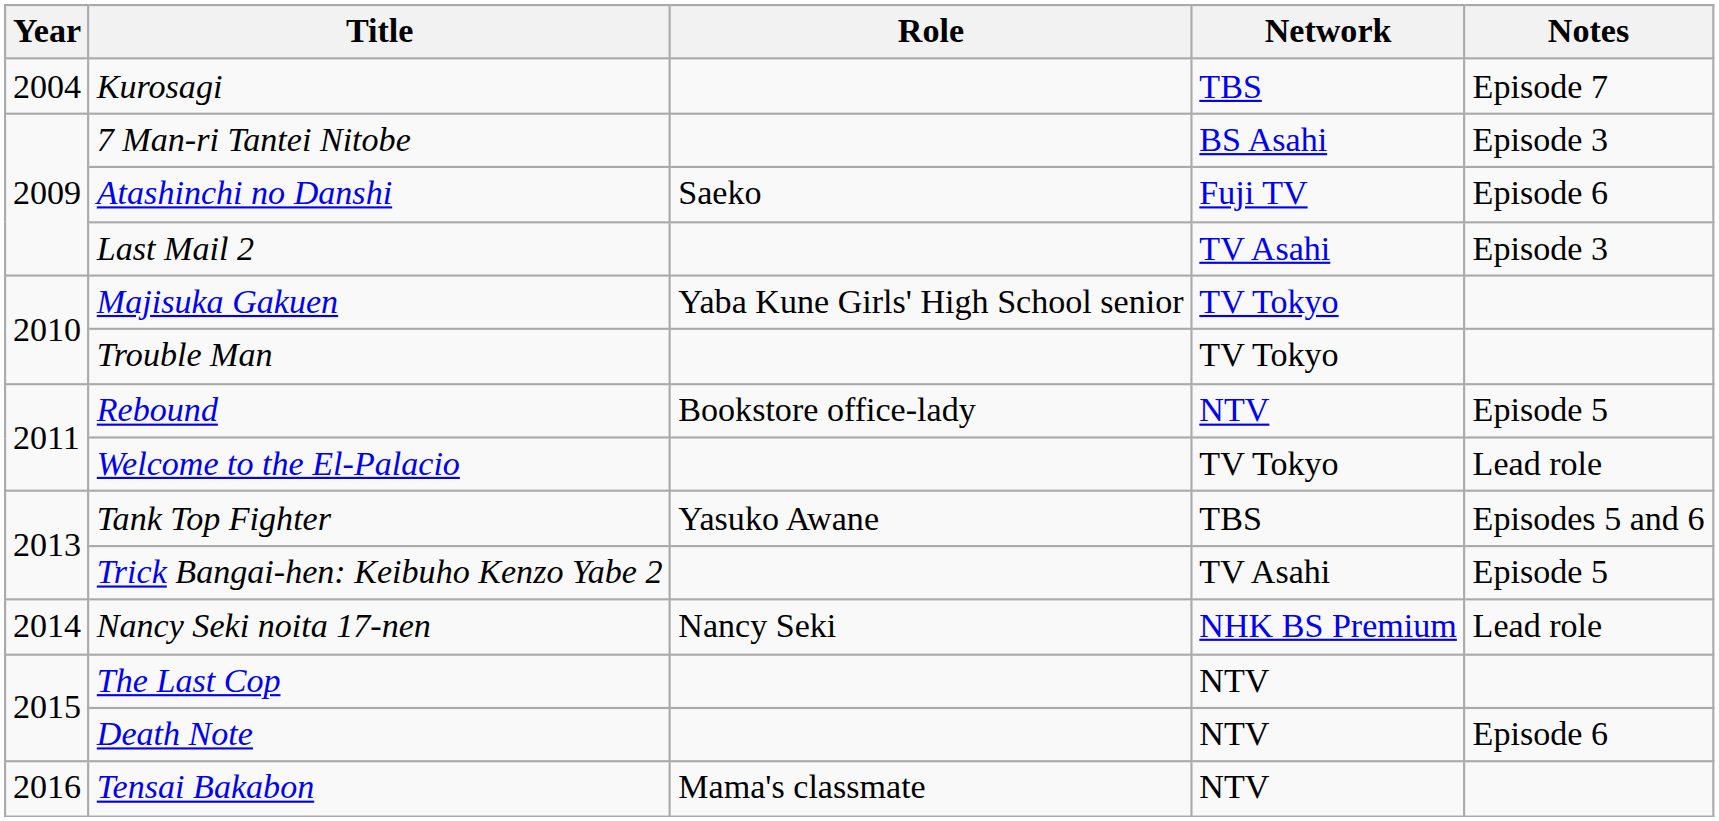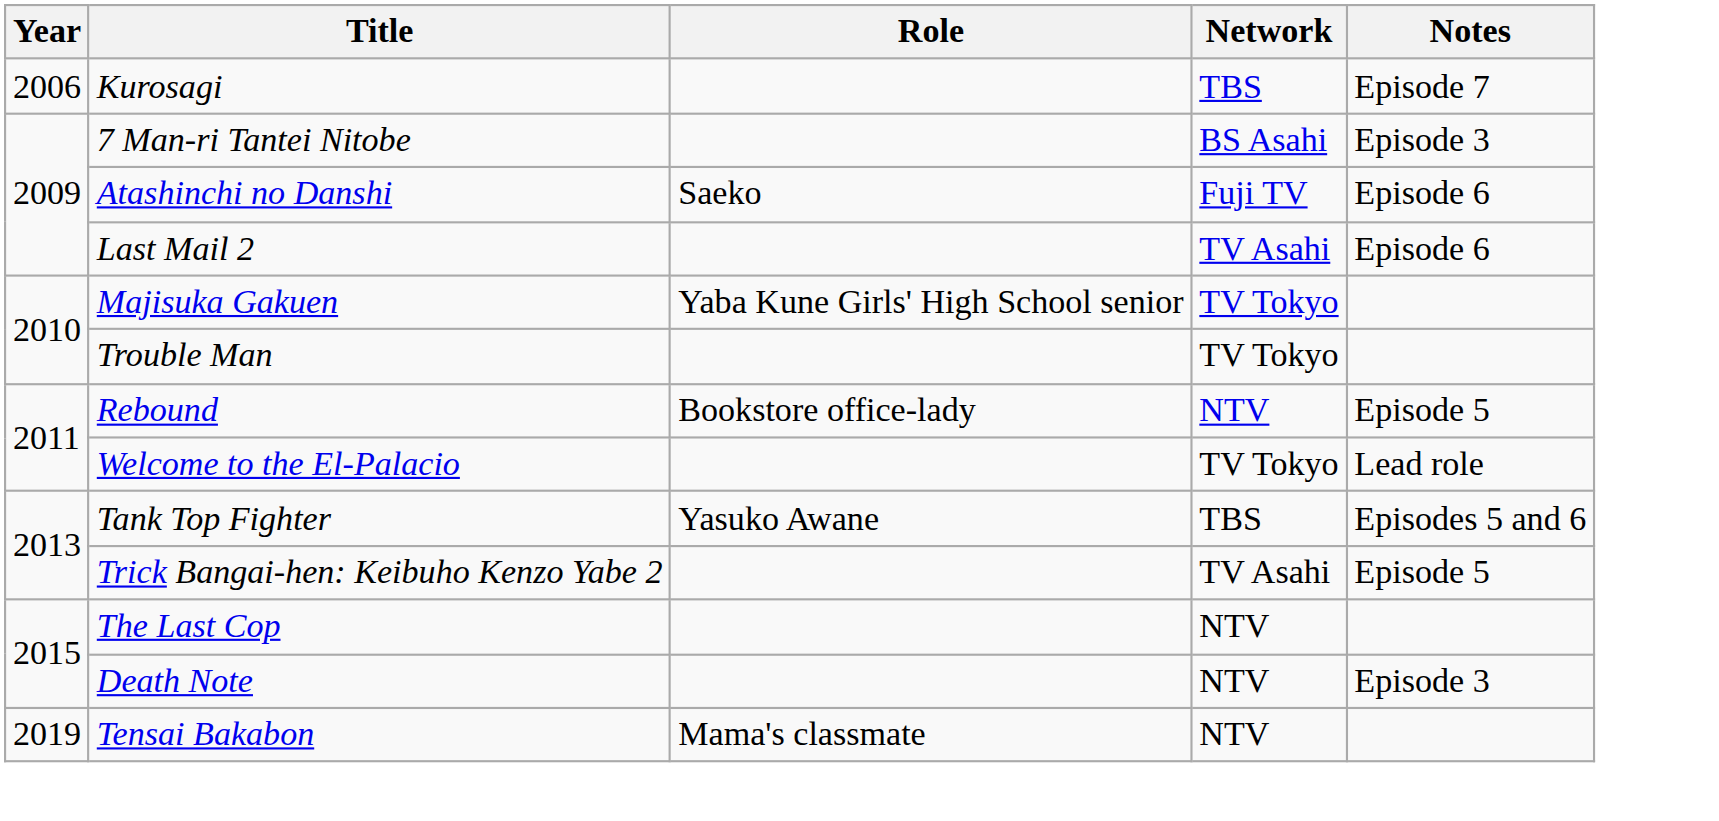(47, 85) 2004 -> (47, 85) 2006
(1540, 247) Episode 3 -> (1422, 247) Episode 6
- row: (264, 626)
(1540, 734) Episode 6 -> (1422, 680) Episode 3
(47, 788) 2016 -> (47, 734) 2019
